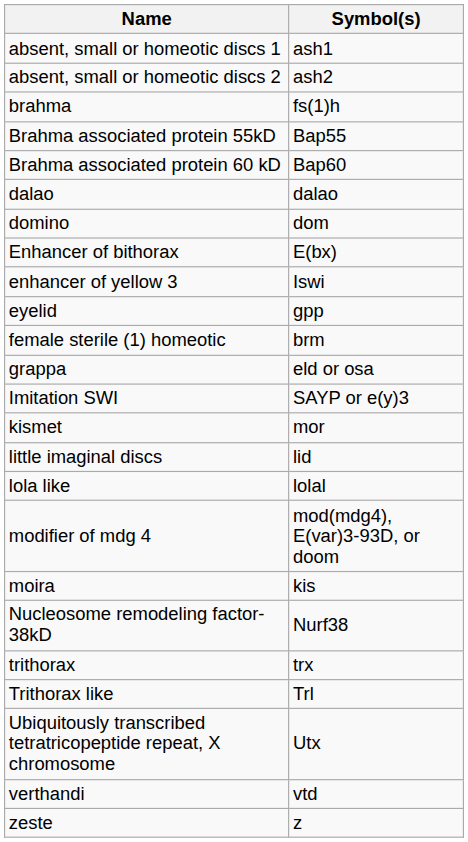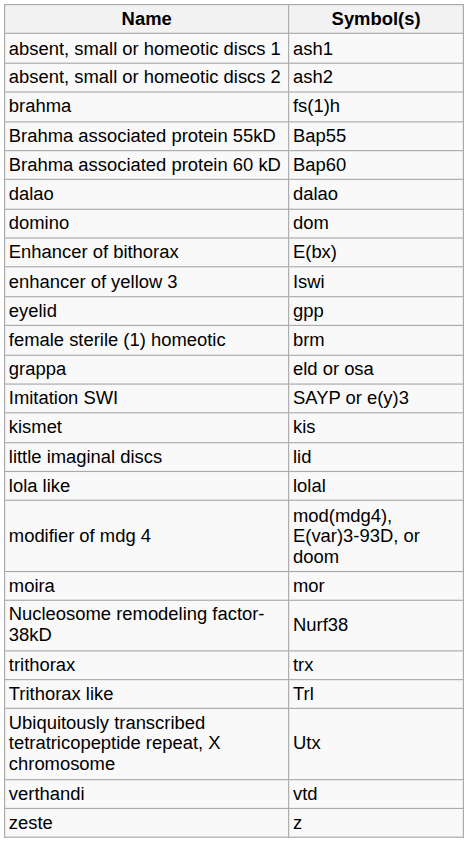(309, 427) mor -> (304, 427) kis
(304, 585) kis -> (309, 585) mor
